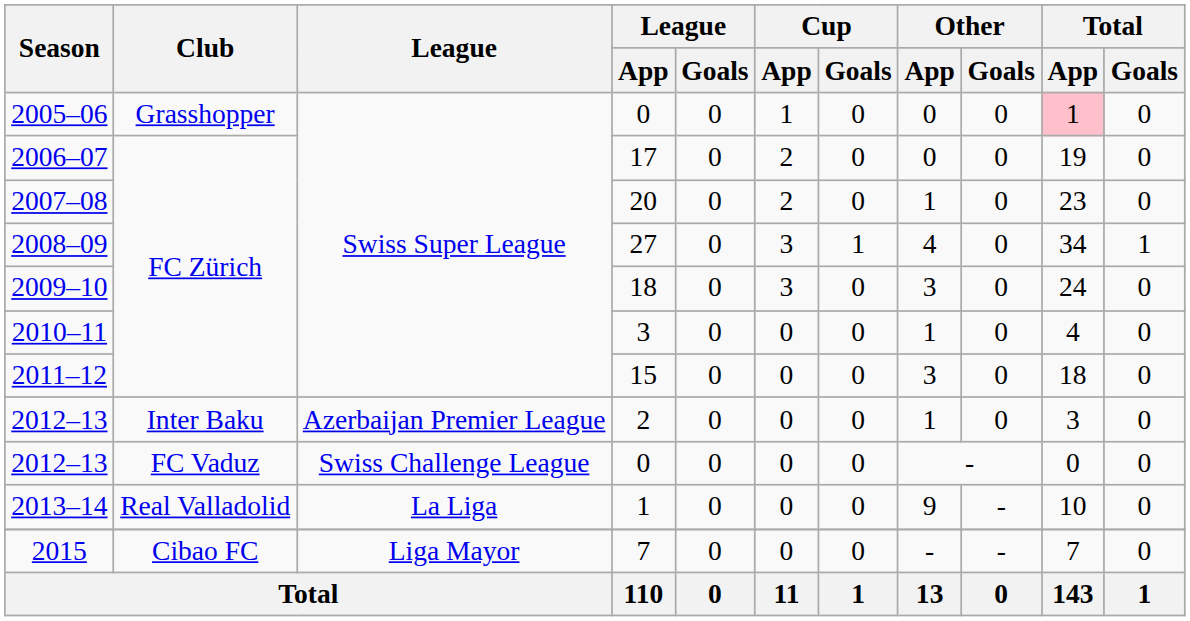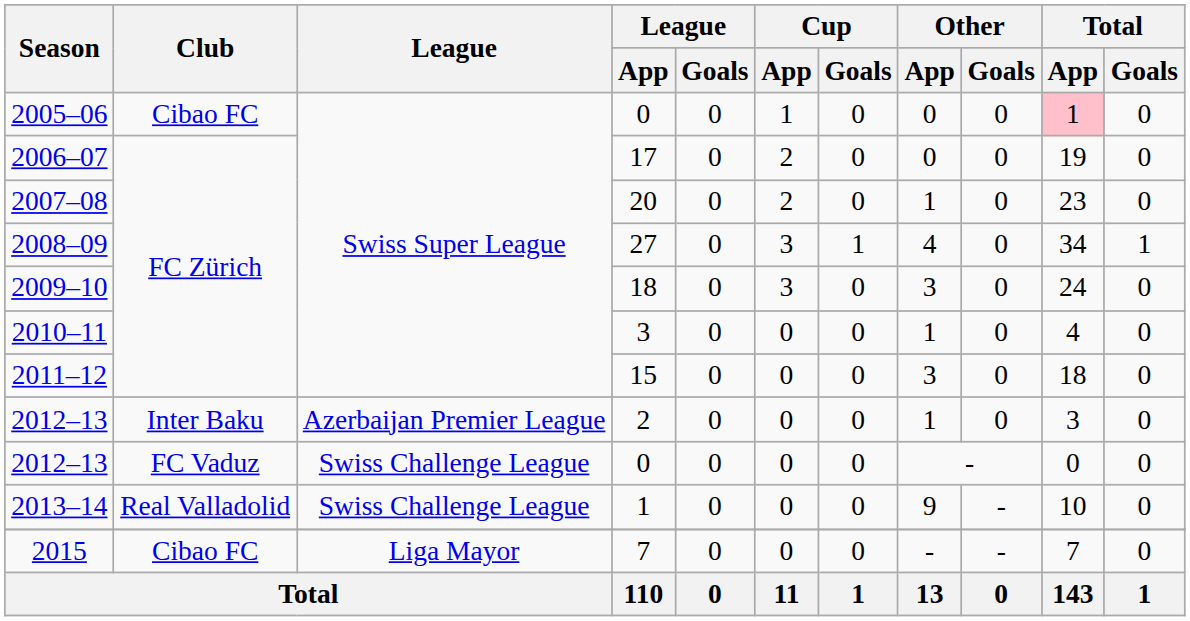(205, 113) Grasshopper -> (205, 113) Cibao FC
(454, 506) La Liga -> (454, 506) Swiss Challenge League
